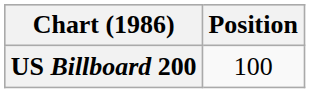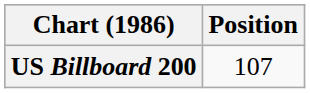(253, 66) 100 -> (253, 66) 107
